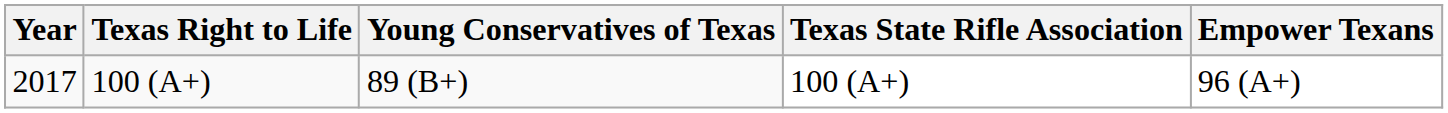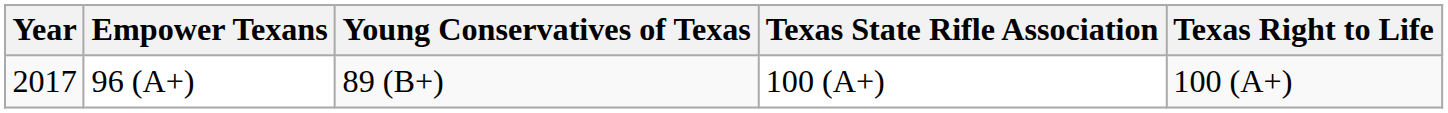columns swapped: (1316, 30) <-> (222, 30)
